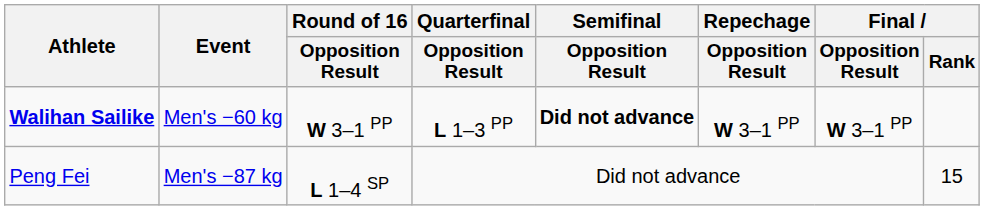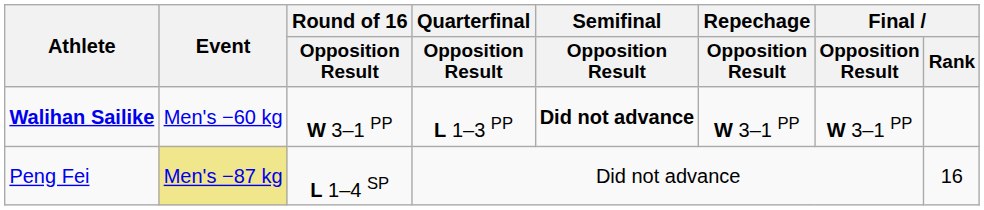(223, 176) no background -> (223, 176) khaki background
(952, 176) 15 -> (952, 176) 16
